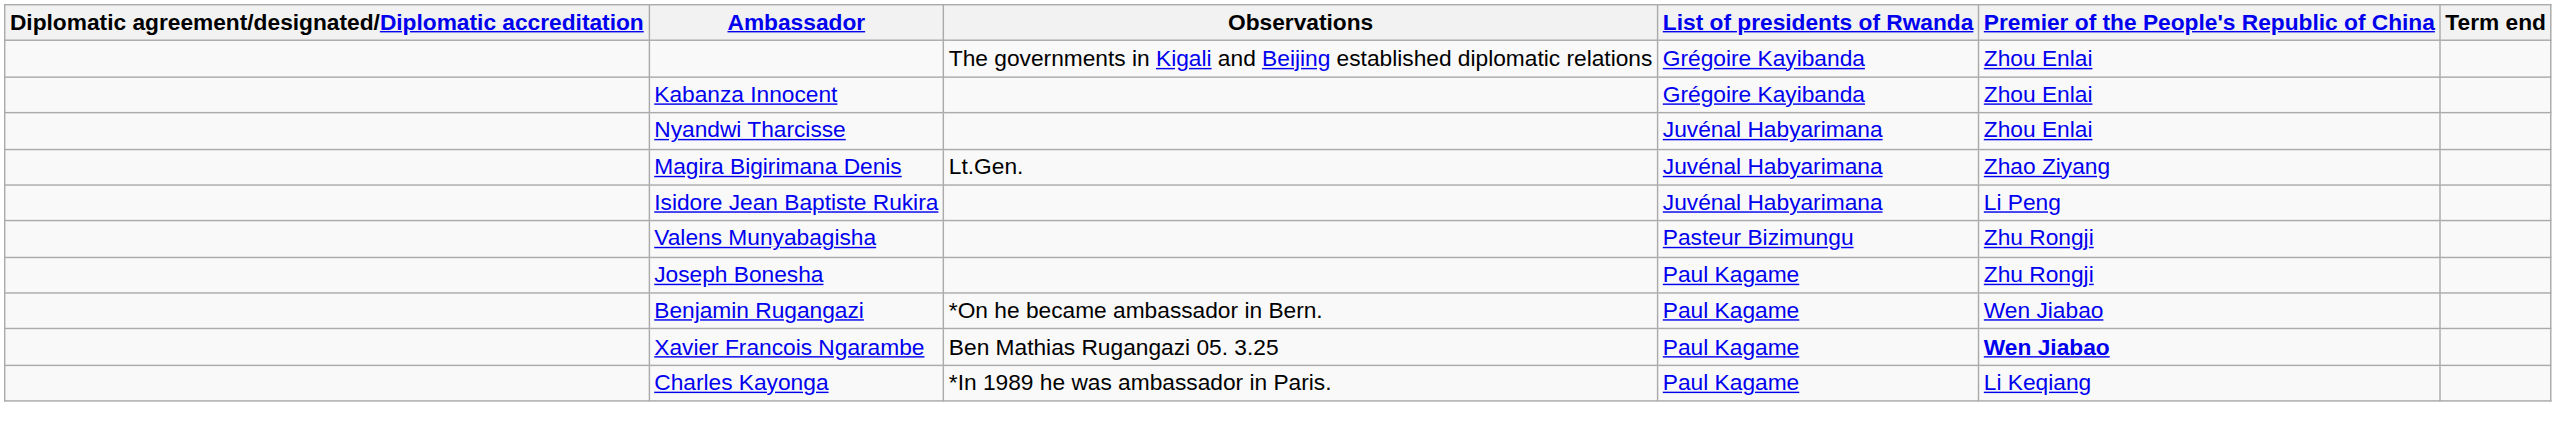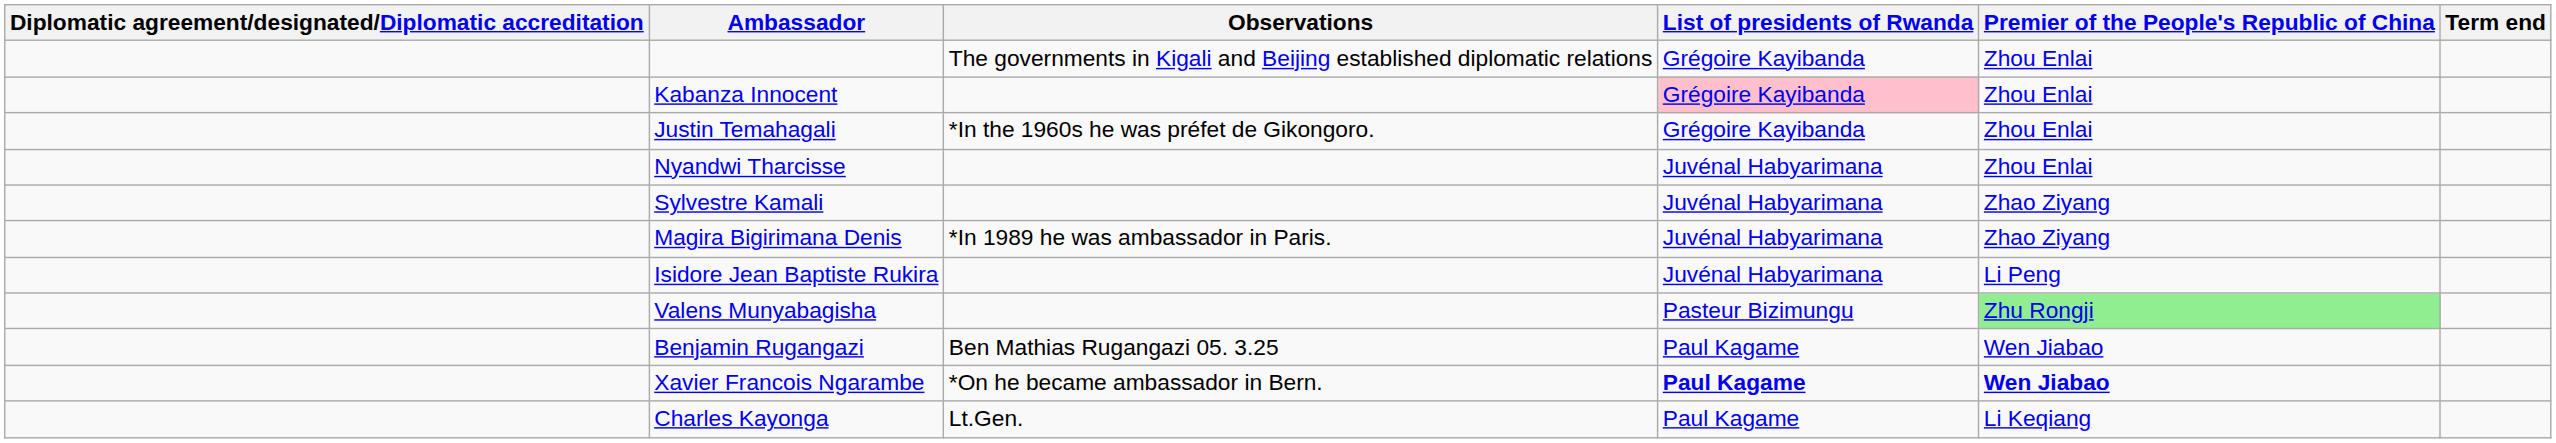(1764, 94) no background -> (1764, 94) pink background
+ row: (745, 130)
+ row: (739, 202)
(986, 166) Lt.Gen. -> (1140, 238) *In 1989 he was ambassador in Paris.
(2039, 238) no background -> (2039, 310) lightgreen background
- row: (739, 274)
(1136, 310) *On he became ambassador in Bern. -> (1114, 346) Ben Mathias Rugangazi 05. 3.25
(1114, 346) Ben Mathias Rugangazi 05. 3.25 -> (1136, 382) *On he became ambassador in Bern.
(1731, 346) normal -> (1734, 382) bold
(1140, 382) *In 1989 he was ambassador in Paris. -> (986, 418) Lt.Gen.
